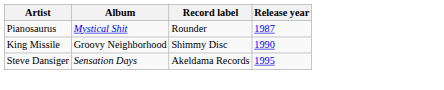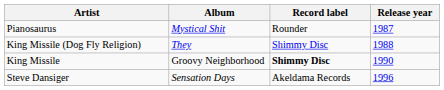+ row: (74, 45)
(199, 45) normal -> (301, 61) bold
(265, 61) 1995 -> (383, 77) 1996
